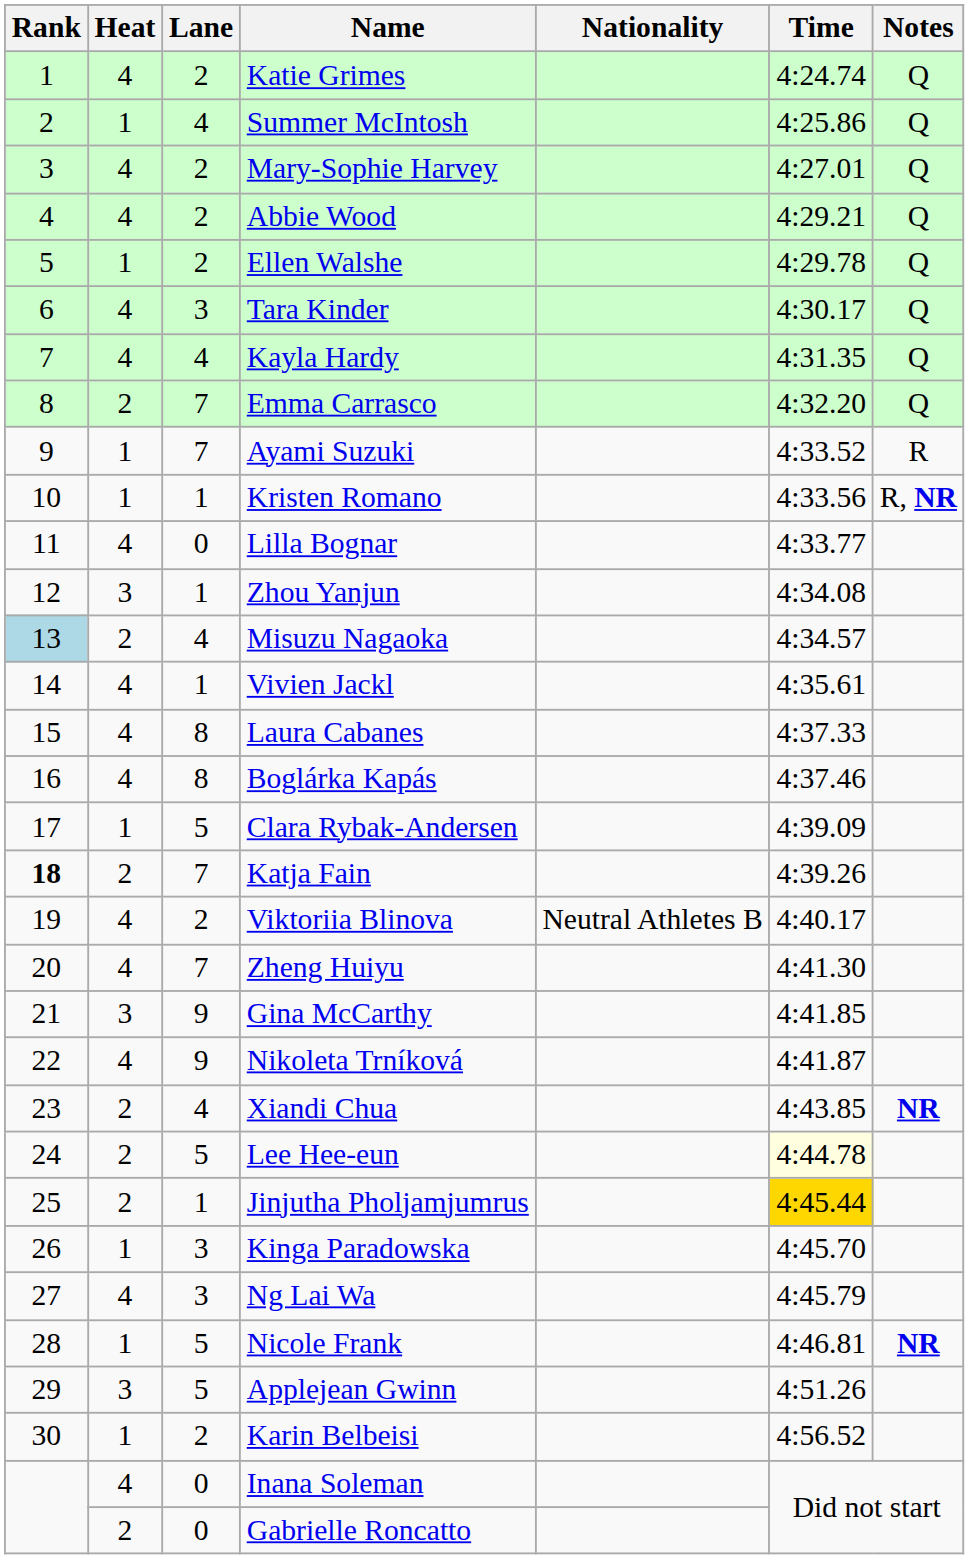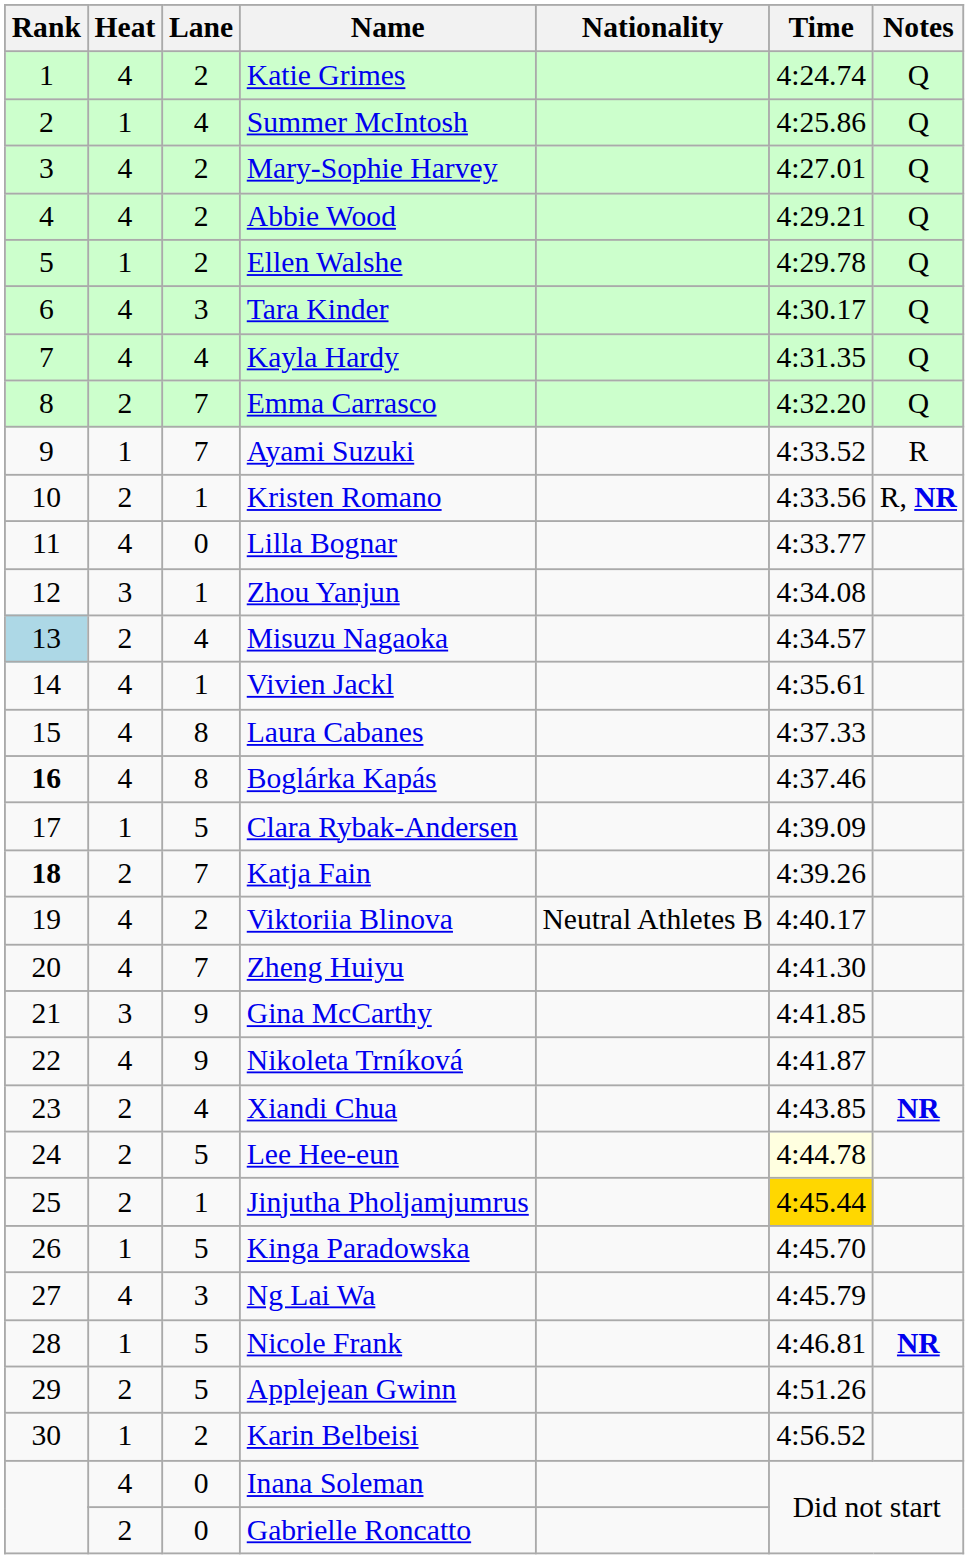(125, 497) 1 -> (125, 497) 2
(46, 779) normal -> (46, 779) bold
(201, 1248) 3 -> (201, 1248) 5
(125, 1389) 3 -> (125, 1389) 2
